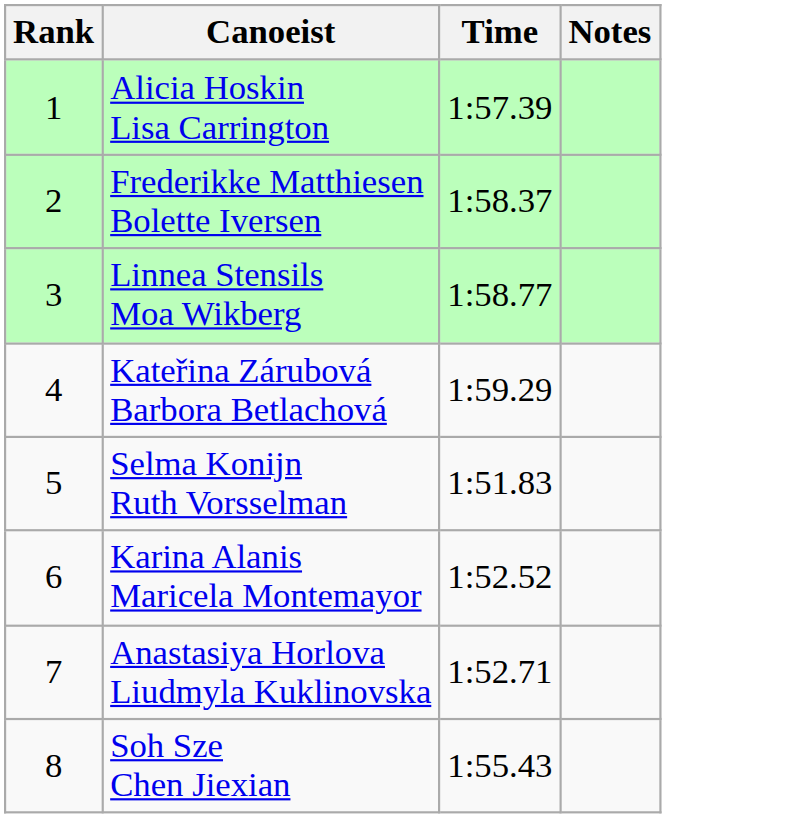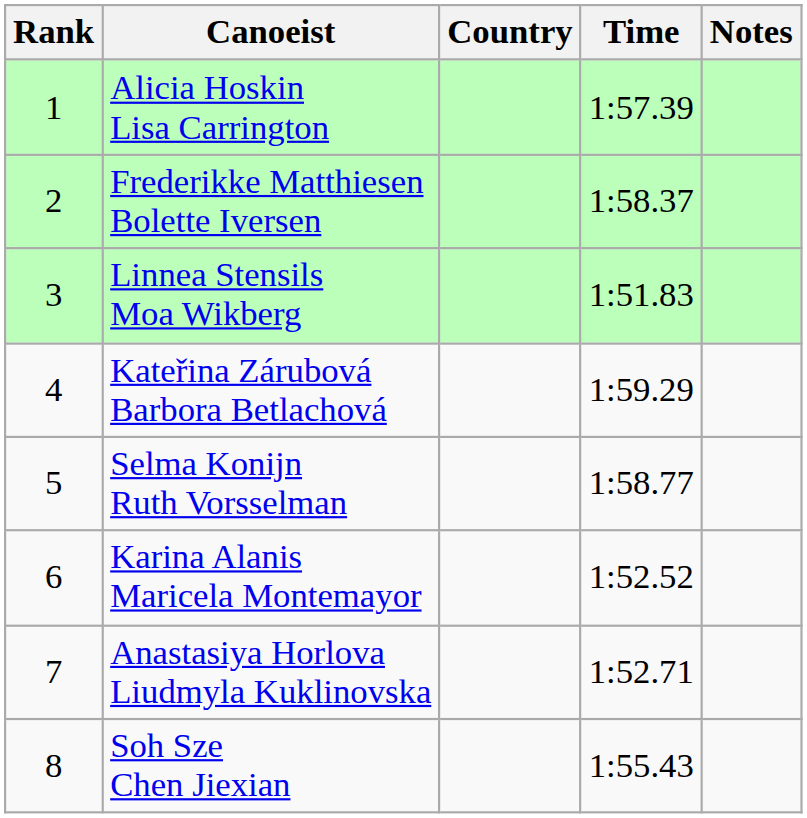+ column: (510, 32)
(500, 294) 1:58.77 -> (641, 294) 1:51.83
(500, 483) 1:51.83 -> (641, 483) 1:58.77
